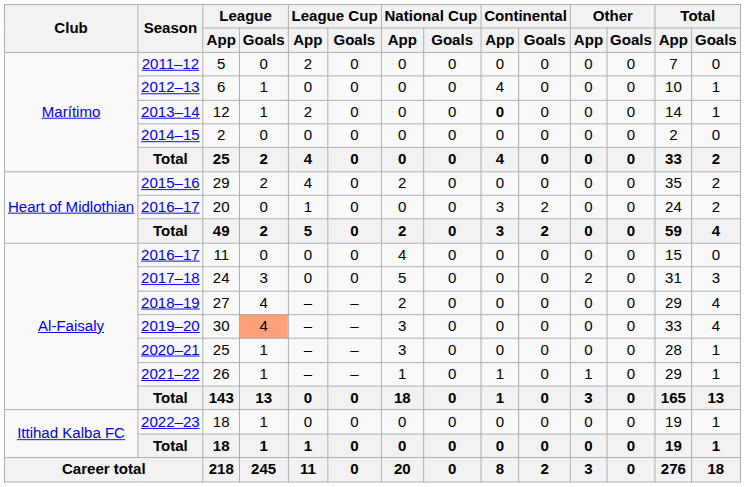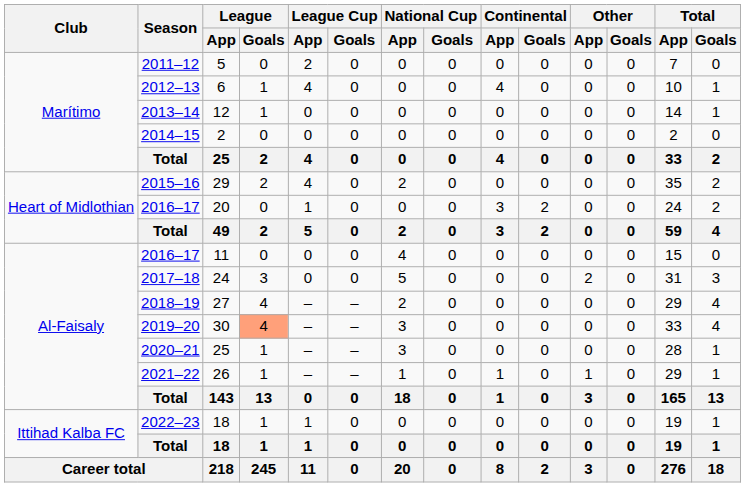(308, 87) 0 -> (308, 87) 4
(308, 111) 2 -> (308, 111) 0
(500, 111) bold -> (500, 111) normal
(308, 421) 0 -> (308, 421) 1
